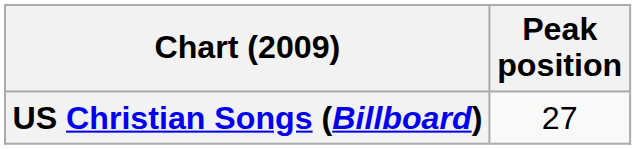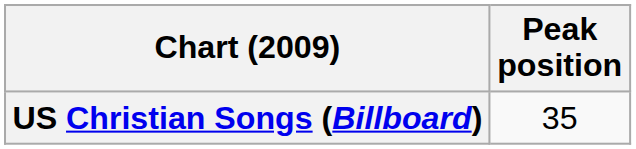(560, 117) 27 -> (560, 117) 35
